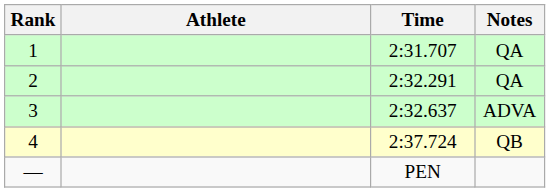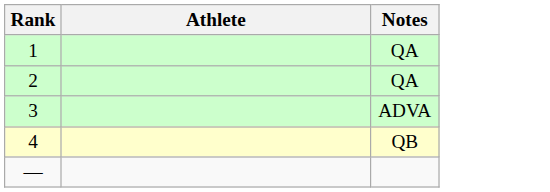- column: (423, 19)
